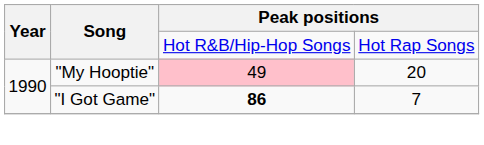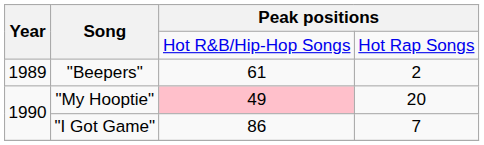+ row: (105, 72)
(257, 99) bold -> (257, 126) normal
